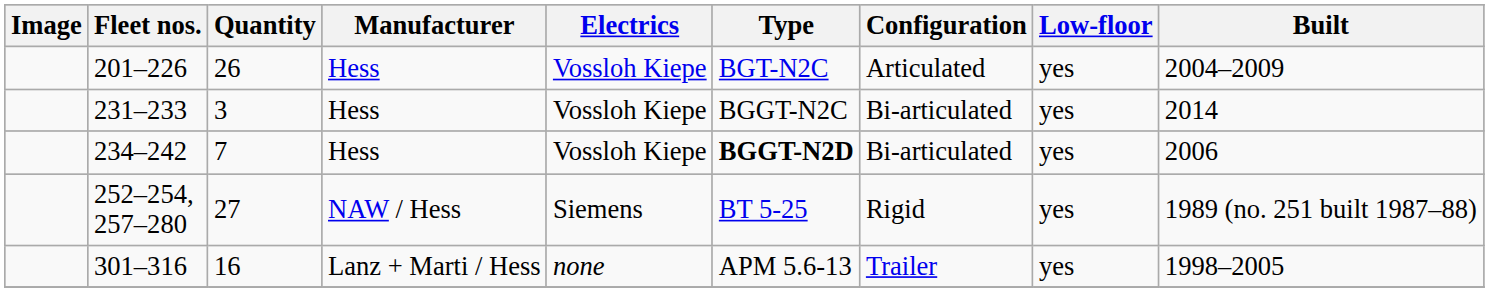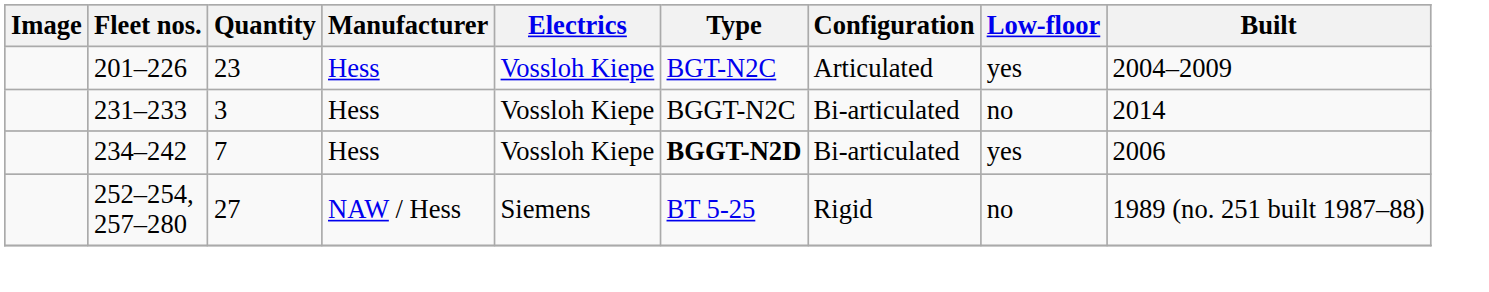(227, 67) 26 -> (227, 67) 23
(1057, 109) yes -> (1000, 109) no
(1057, 208) yes -> (1000, 208) no
- row: (140, 266)
